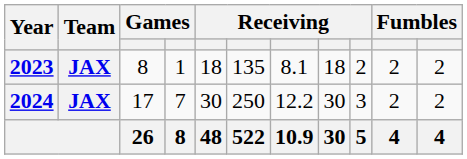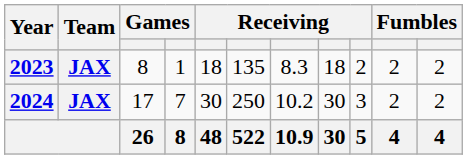(294, 66) 8.1 -> (294, 66) 8.3
(294, 101) 12.2 -> (294, 101) 10.2
